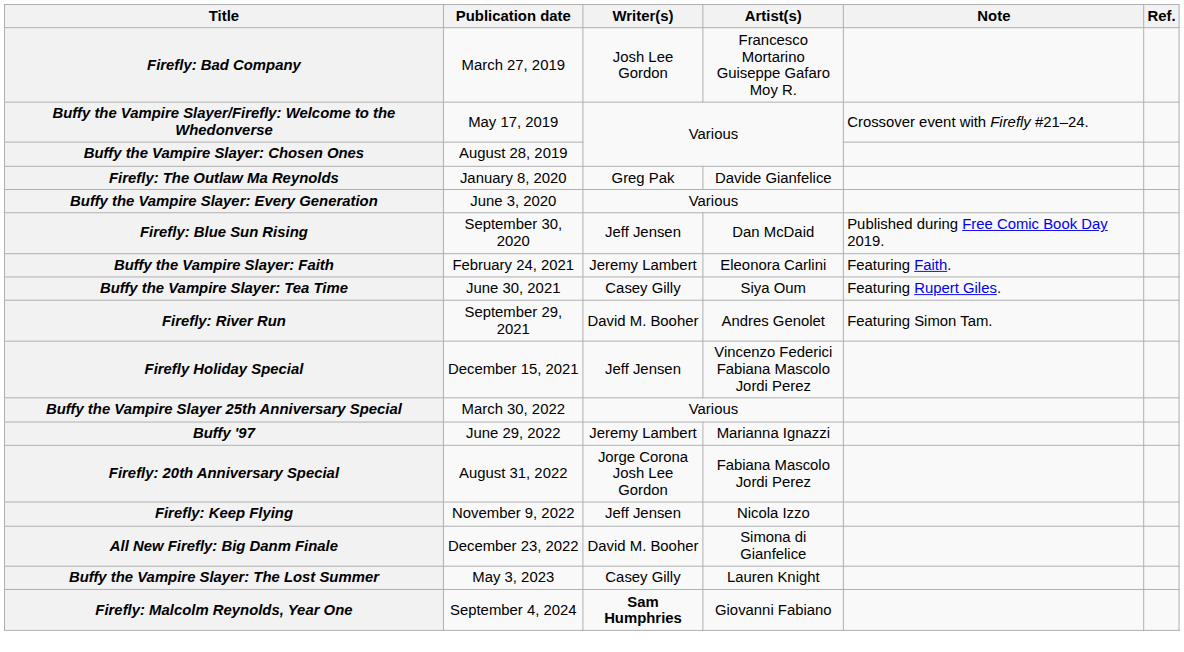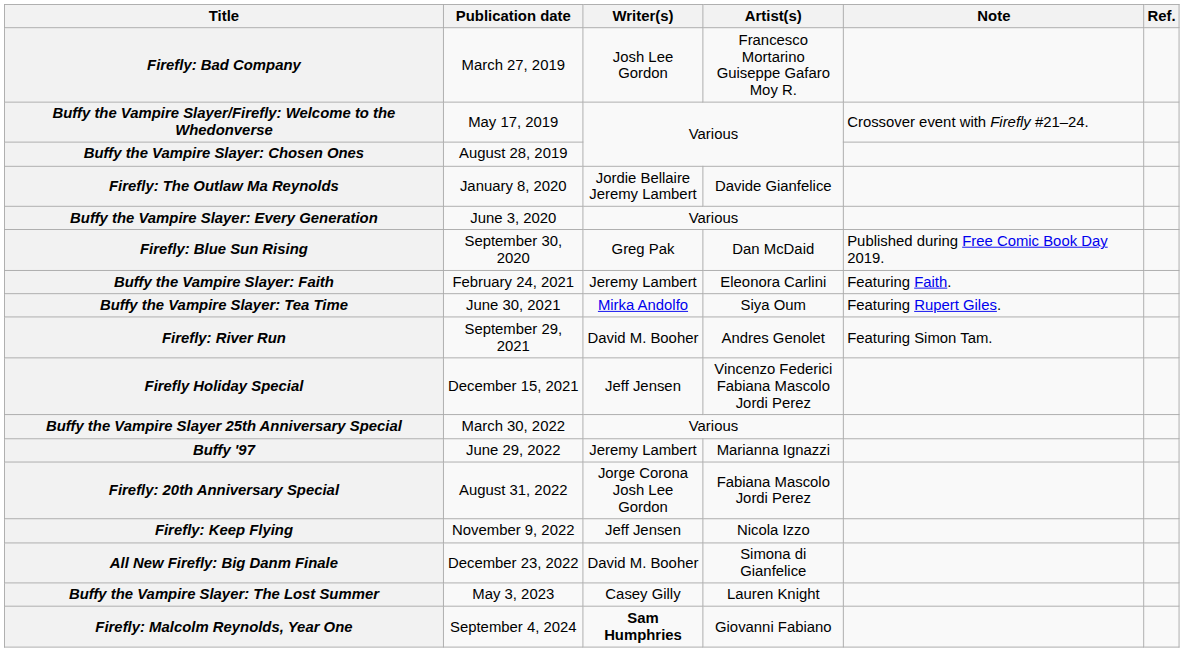(643, 177) Greg Pak -> (643, 186) Jordie Bellaire Jeremy Lambert
(643, 233) Jeff Jensen -> (643, 249) Greg Pak
(643, 288) Casey Gilly -> (643, 305) Mirka Andolfo
